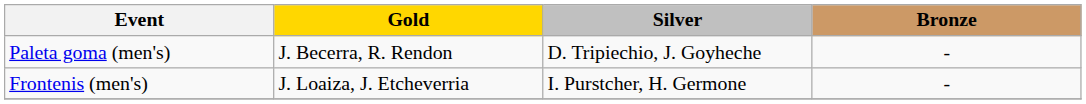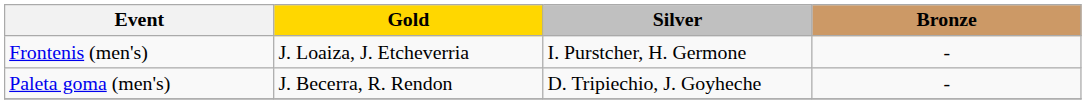rows swapped: (90, 51) <-> (78, 83)
